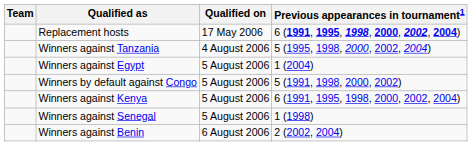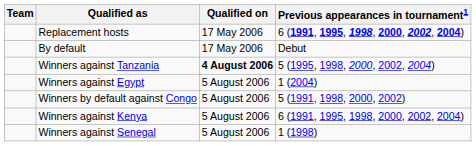+ row: (62, 49)
(236, 49) normal -> (237, 65) bold
- row: (91, 132)
